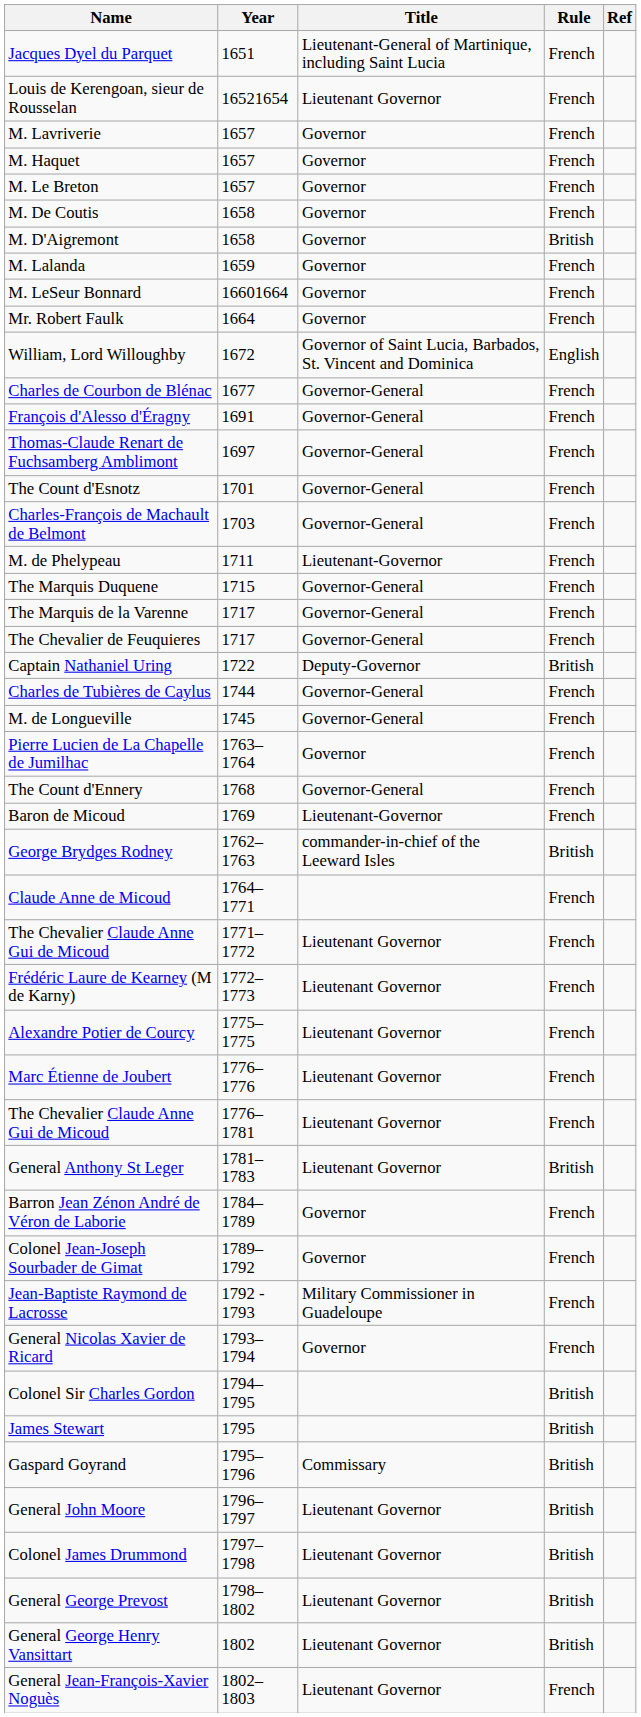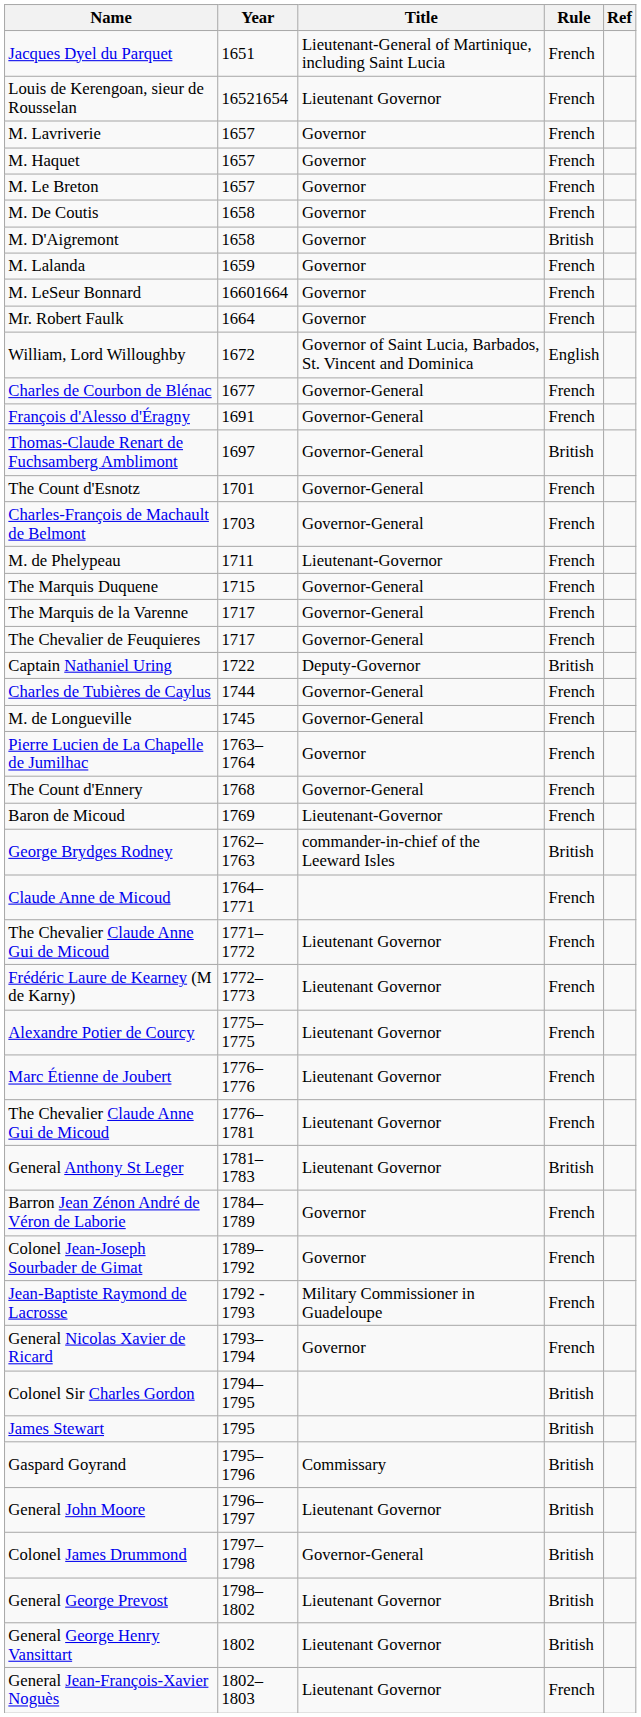(572, 452) French -> (571, 452) British
(371, 1554) Lieutenant Governor -> (363, 1554) Governor-General
